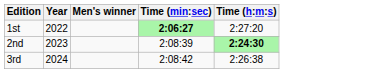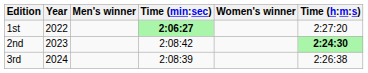+ column: (256, 12)
(176, 44) 2:08:39 -> (176, 44) 2:08:42
(176, 60) 2:08:42 -> (176, 60) 2:08:39
